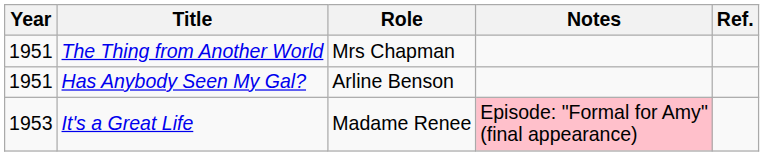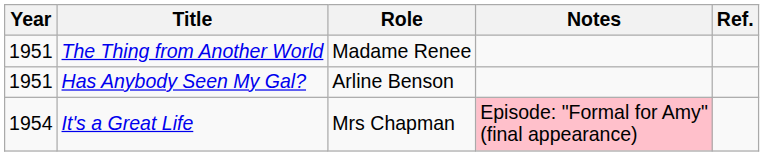(394, 50) Mrs Chapman -> (402, 50) Madame Renee
(31, 123) 1953 -> (31, 123) 1954
(402, 123) Madame Renee -> (394, 123) Mrs Chapman
